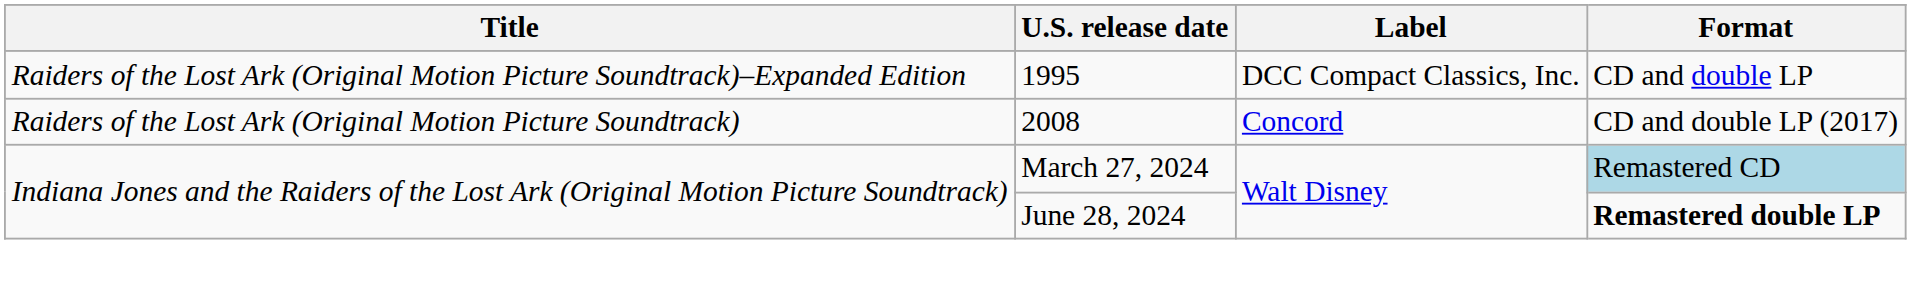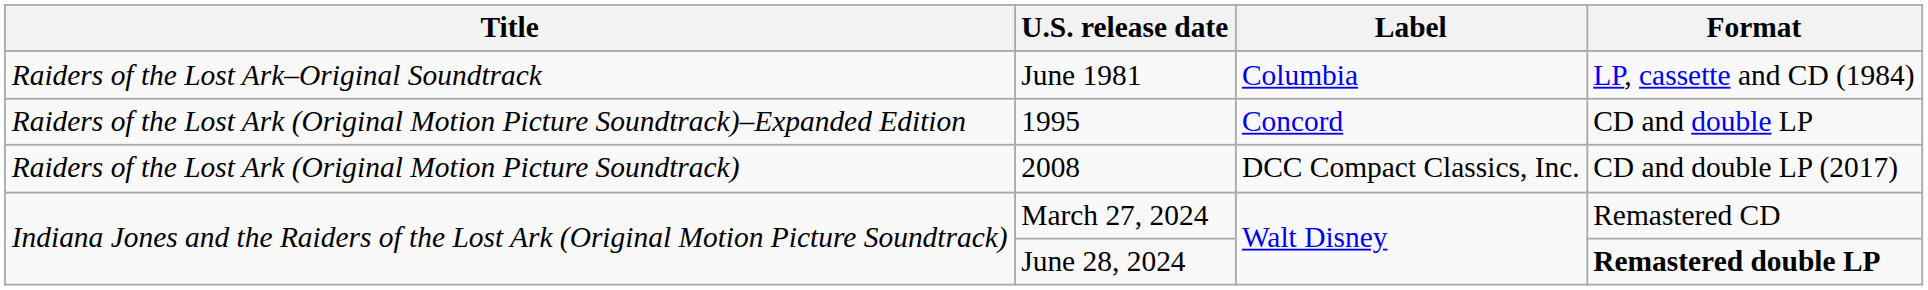+ row: (1081, 74)
(1411, 74) DCC Compact Classics, Inc. -> (1293, 121) Concord
(1293, 121) Concord -> (1411, 167) DCC Compact Classics, Inc.
(1687, 167) lightblue background -> (1687, 214) no background
